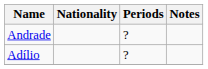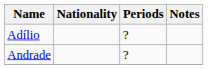rows swapped: (23, 54) <-> (29, 34)
